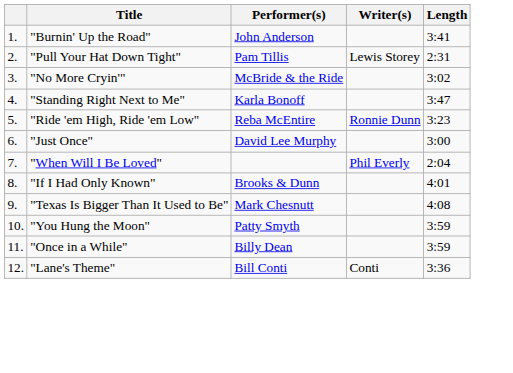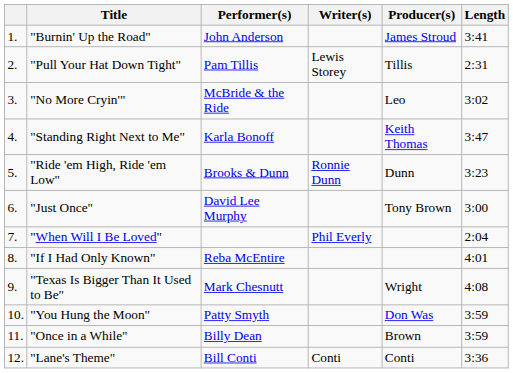+ column: (422, 15)
(275, 120) Reba McEntire -> (246, 172) Brooks & Dunn
(277, 183) Brooks & Dunn -> (244, 258) Reba McEntire
